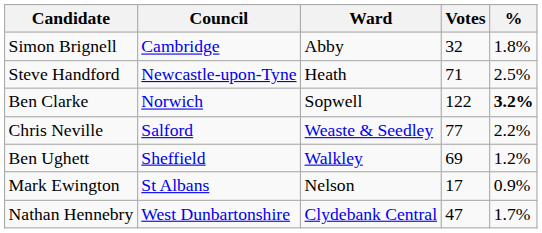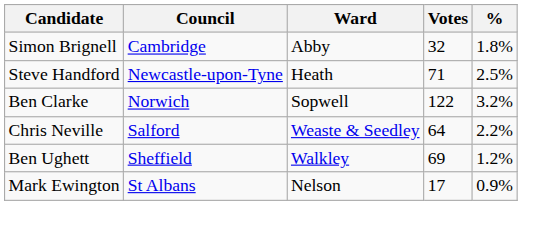(514, 102) bold -> (495, 102) normal
(454, 130) 77 -> (436, 130) 64
- row: (71, 213)
